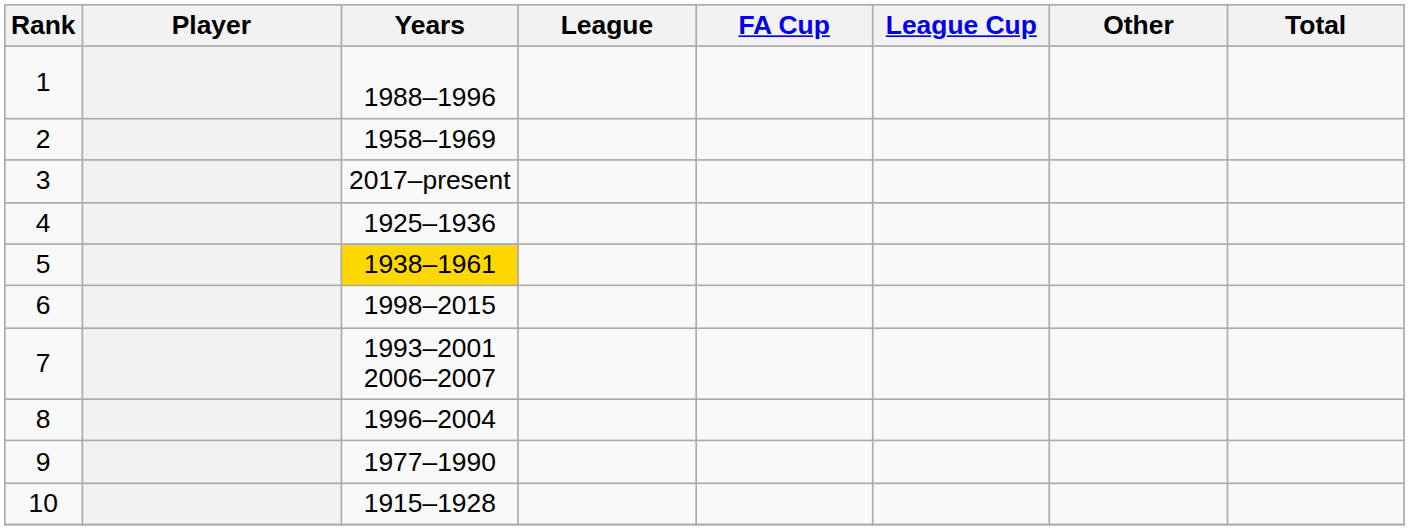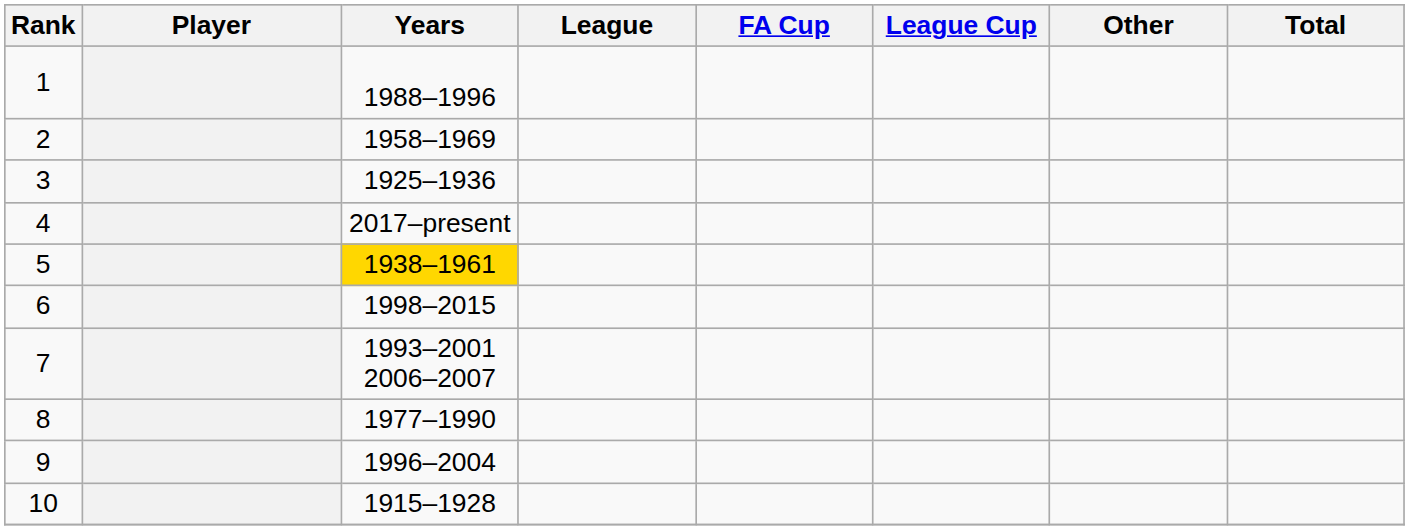(430, 180) 2017–present -> (430, 180) 1925–1936
(430, 222) 1925–1936 -> (430, 222) 2017–present
(430, 419) 1996–2004 -> (430, 419) 1977–1990
(430, 461) 1977–1990 -> (430, 461) 1996–2004
